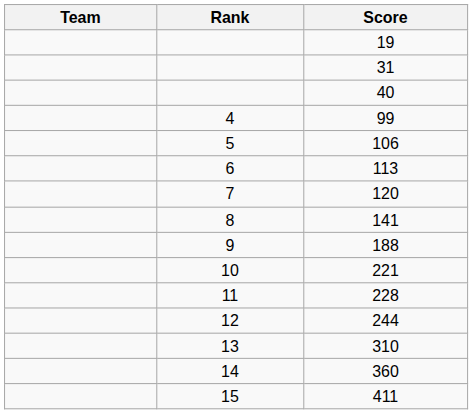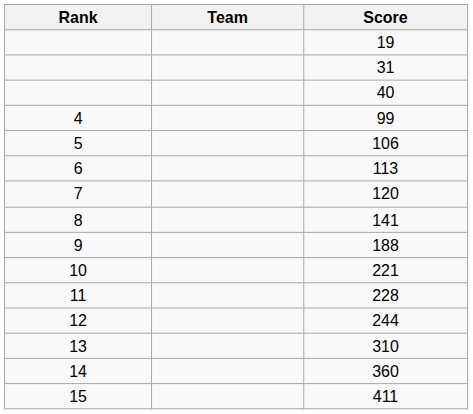columns swapped: (230, 17) <-> (80, 17)
